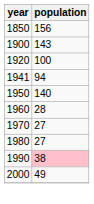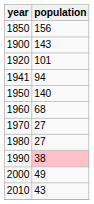(43, 61) 100 -> (43, 61) 101
(40, 110) 28 -> (40, 110) 68
+ row: (18, 191)
